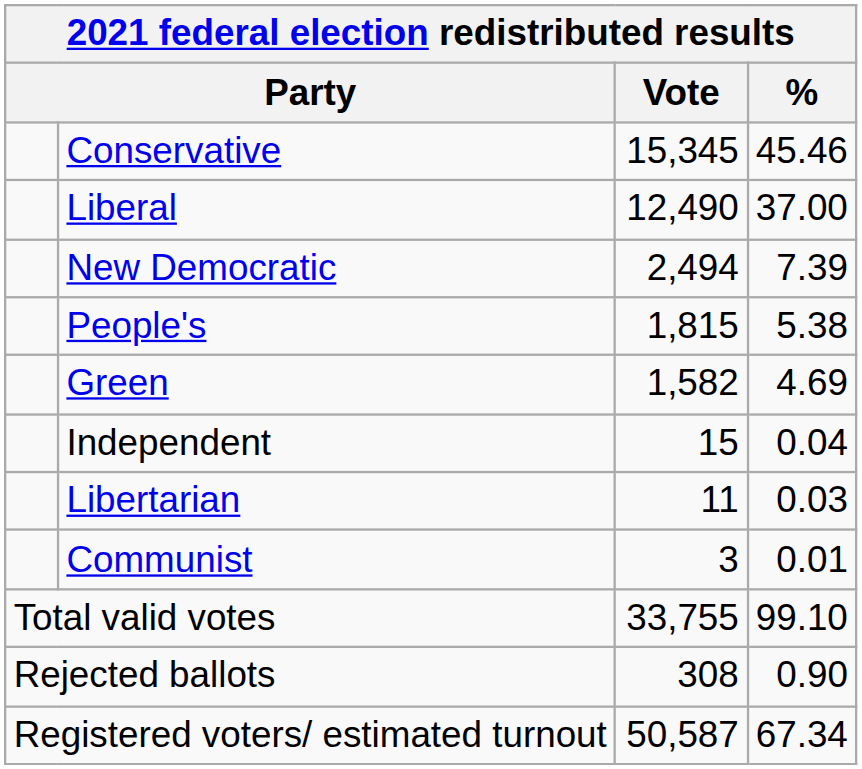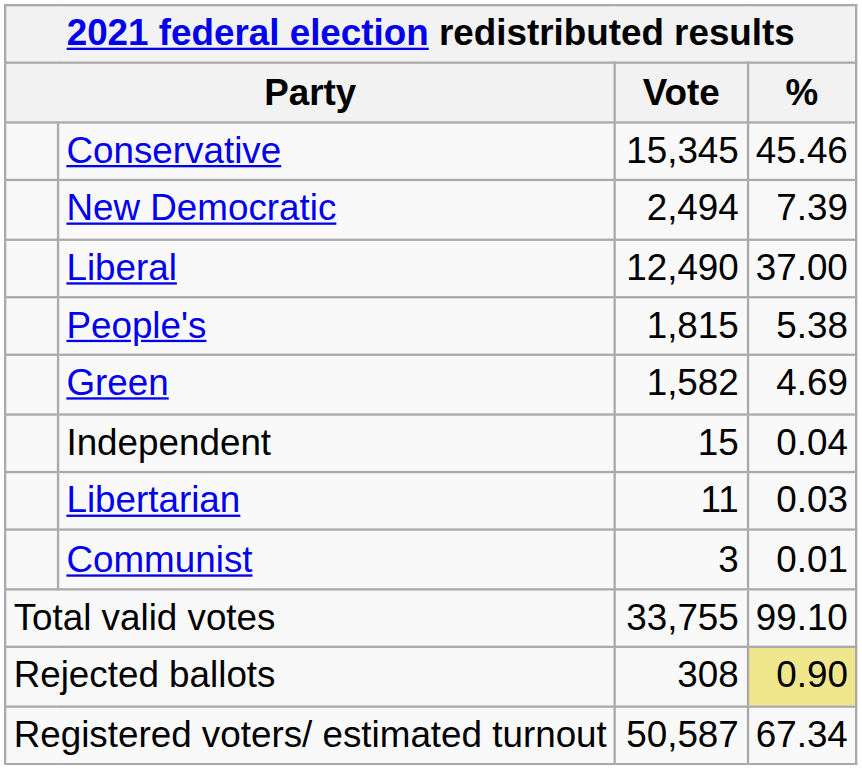rows swapped: (122, 208) <-> (201, 267)
(812, 675) no background -> (812, 675) khaki background
